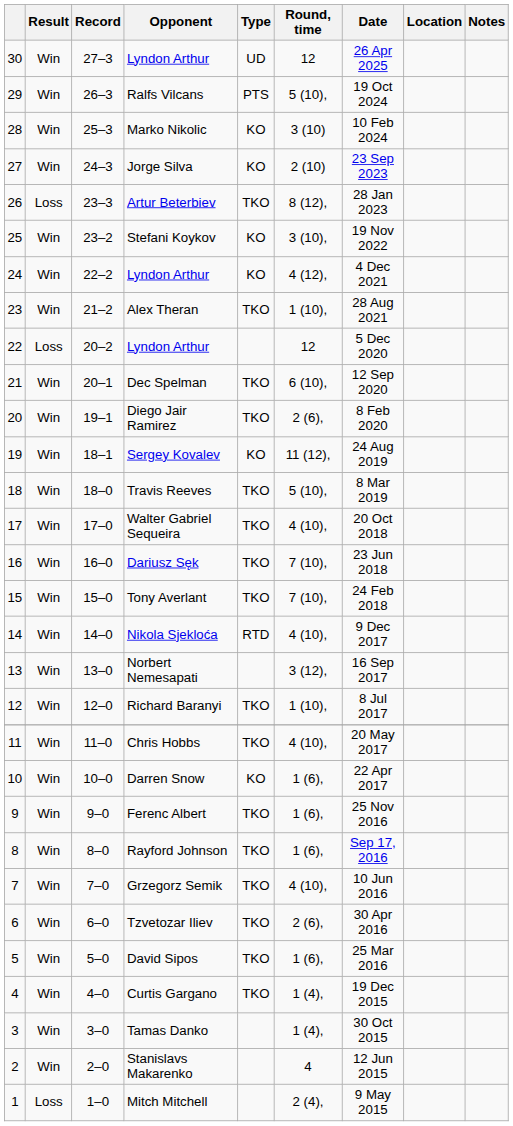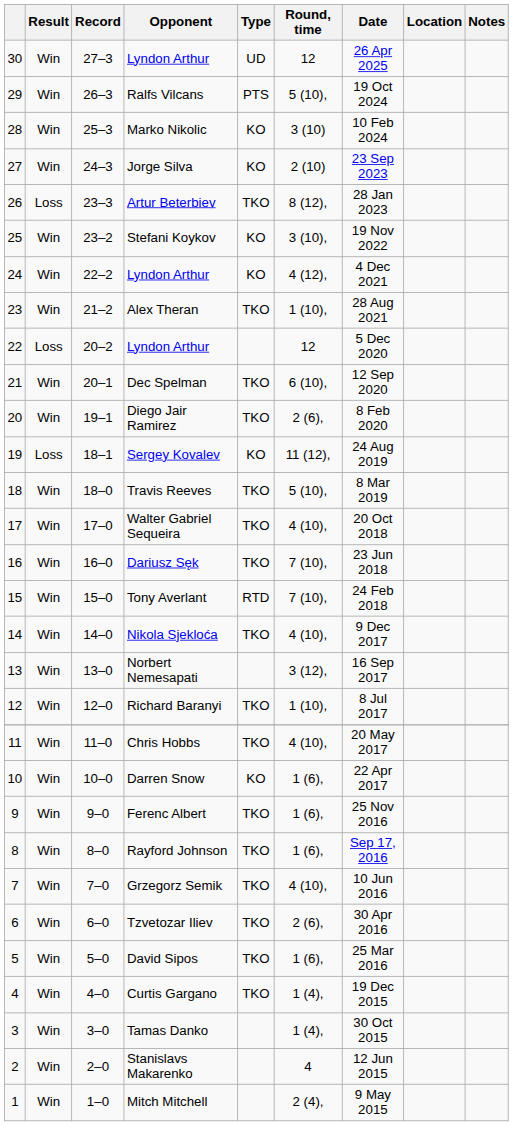(49, 454) Win -> (49, 454) Loss
(256, 598) TKO -> (256, 598) RTD
(256, 634) RTD -> (256, 634) TKO
(49, 1102) Loss -> (49, 1102) Win
